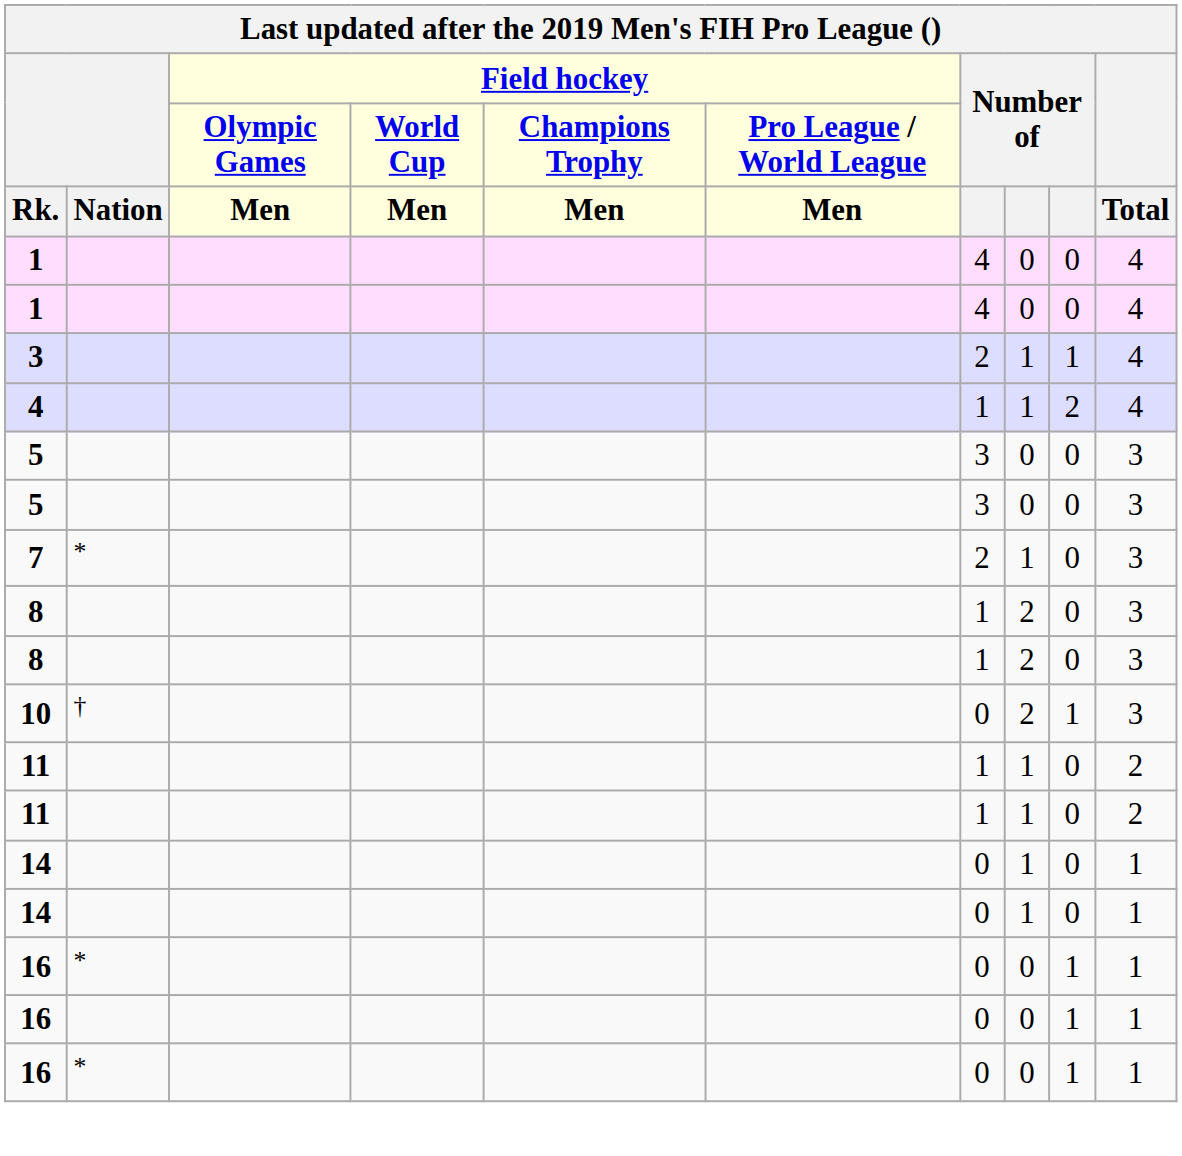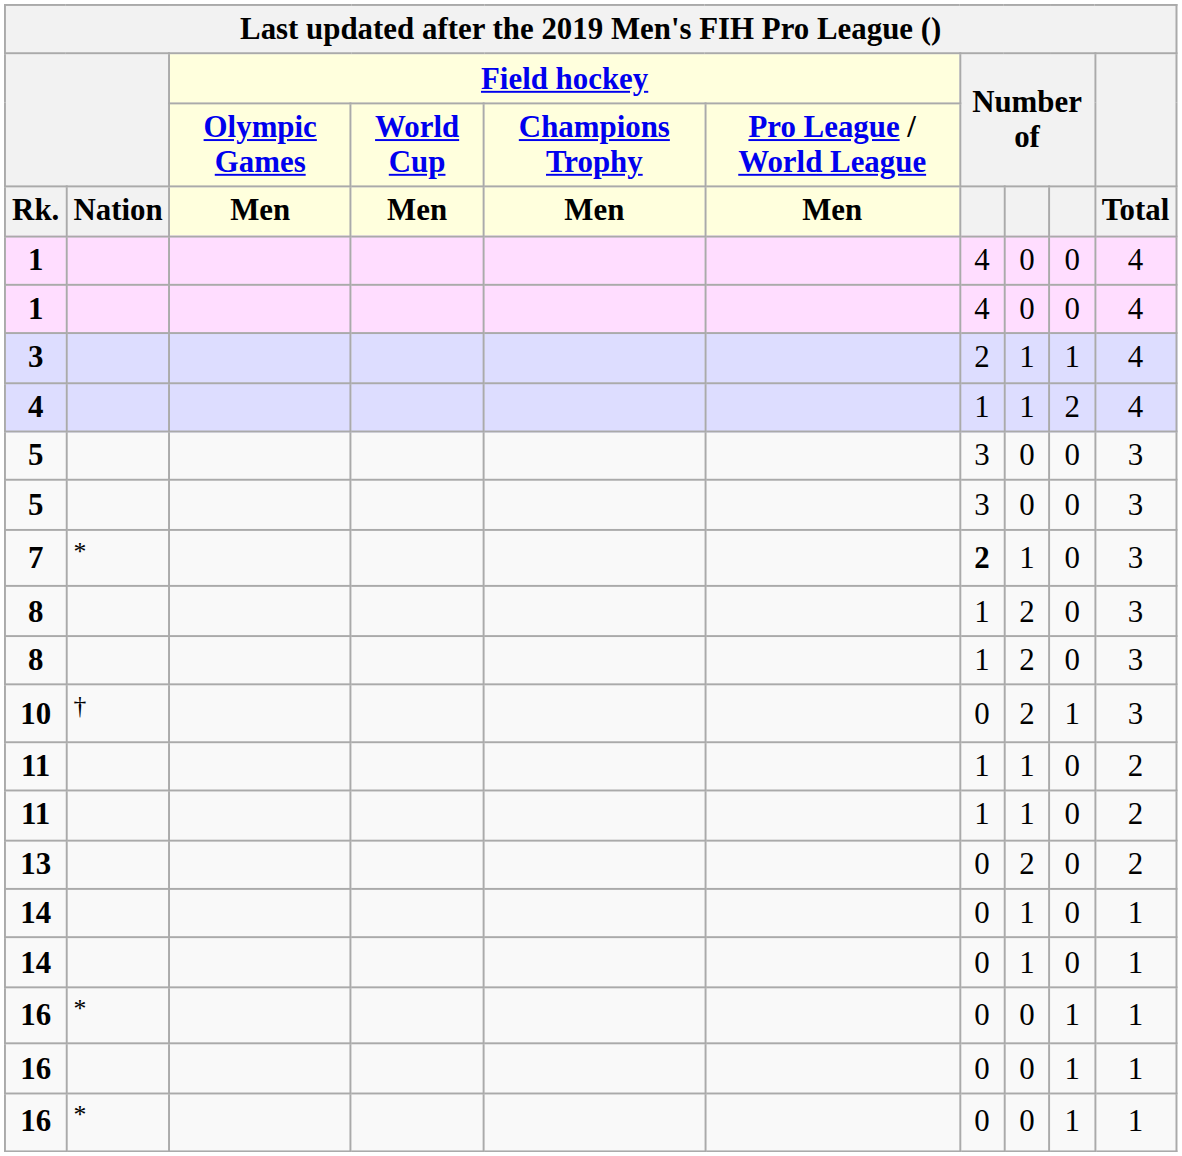(982, 557) normal -> (982, 557) bold
+ row: (36, 864)
